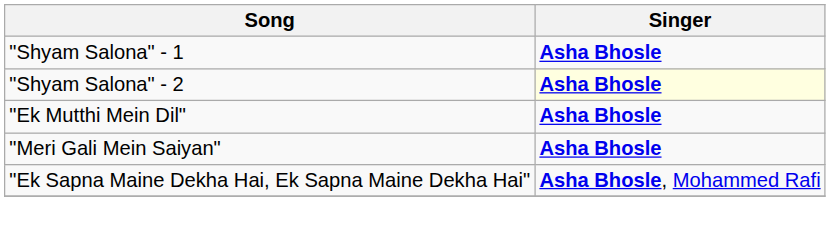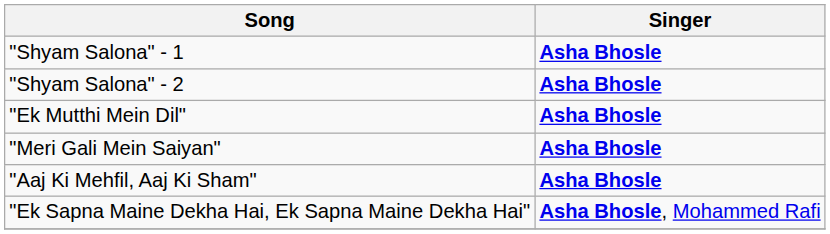(600, 84) lightyellow background -> (600, 84) no background
+ row: (133, 180)
